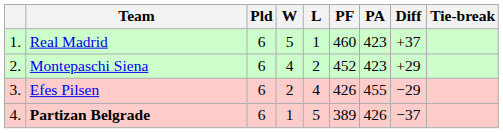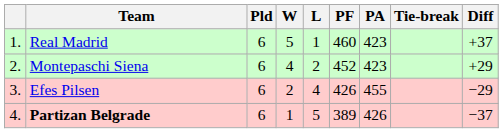columns swapped: (408, 16) <-> (463, 16)
